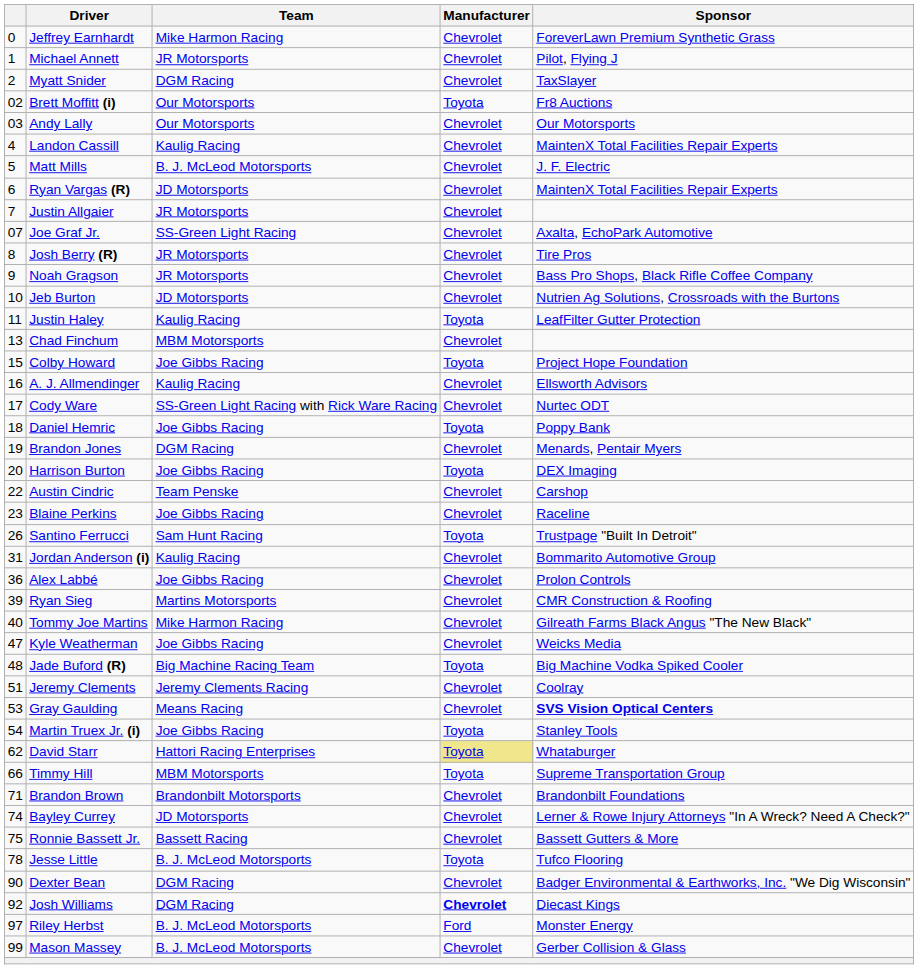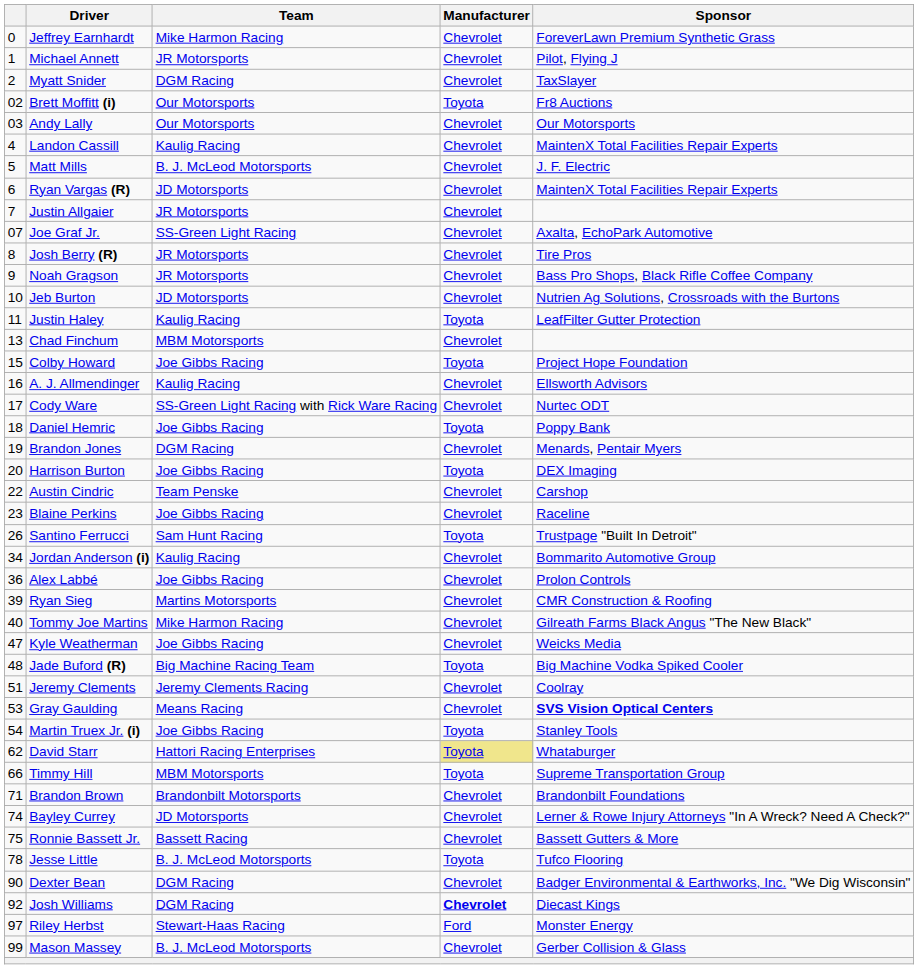(15, 557) 31 -> (15, 557) 34
(234, 925) B. J. McLeod Motorsports -> (220, 925) Stewart-Haas Racing
